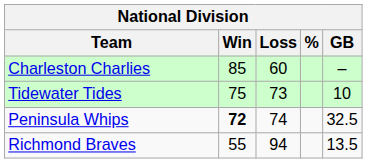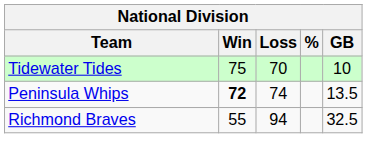- row: (79, 68)
(278, 94) 73 -> (278, 68) 70
(342, 119) 32.5 -> (342, 94) 13.5
(342, 145) 13.5 -> (342, 119) 32.5
